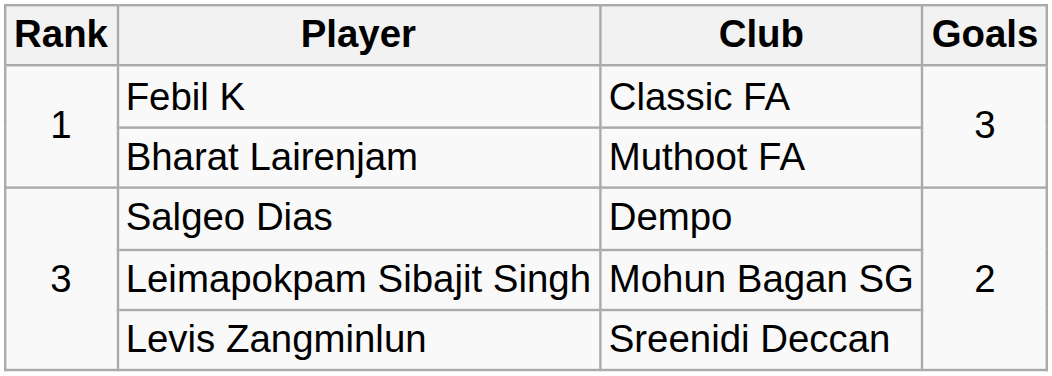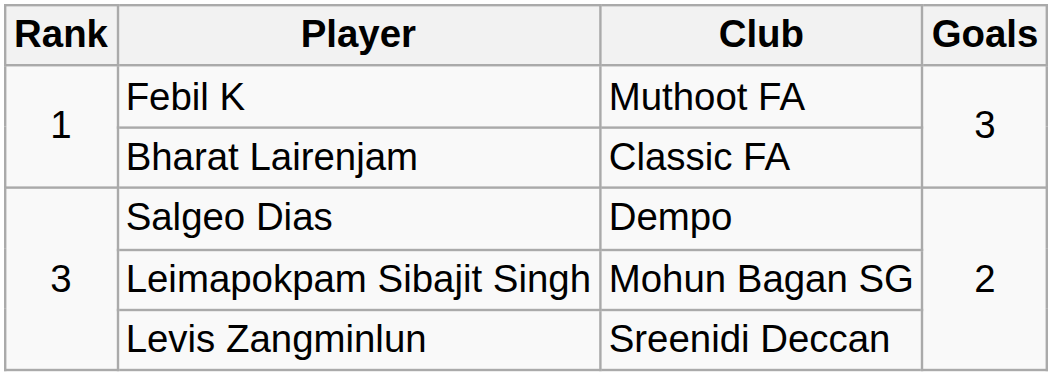(699, 95) Classic FA -> (707, 95) Muthoot FA
(707, 156) Muthoot FA -> (699, 156) Classic FA
